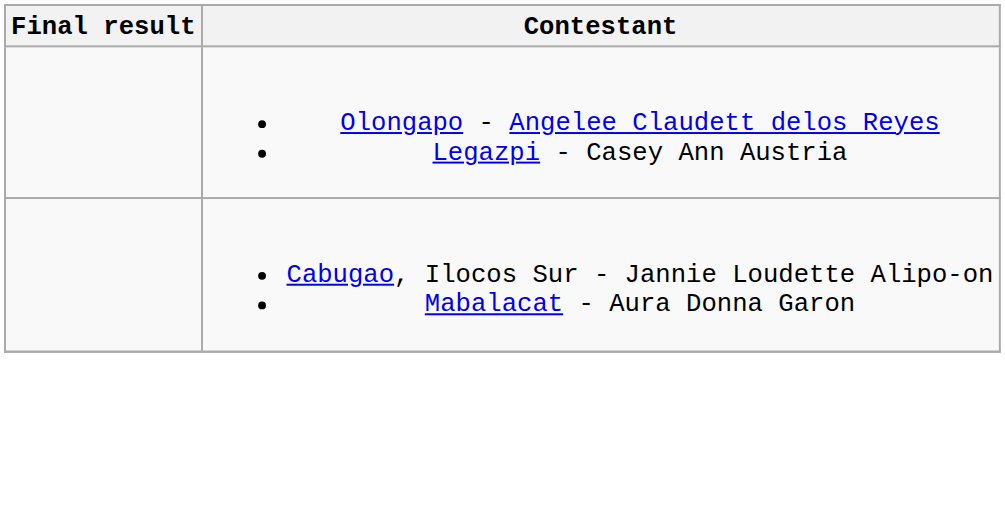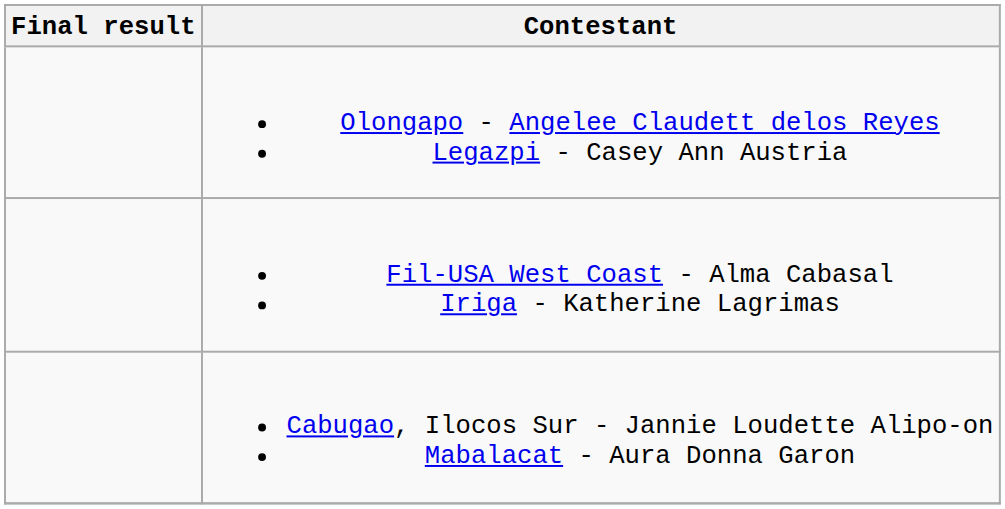+ row: (601, 290)
